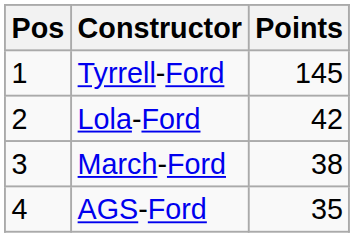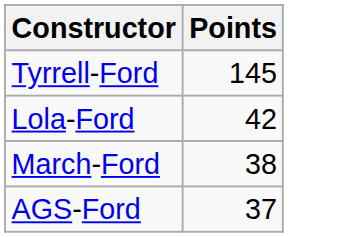- column: (38, 28)
(327, 210) 35 -> (261, 210) 37
